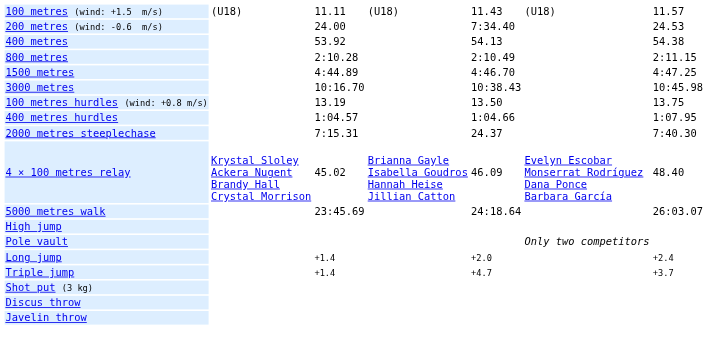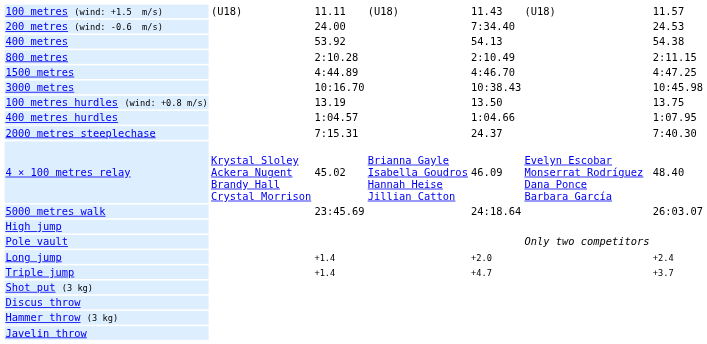+ row: (62, 318)
